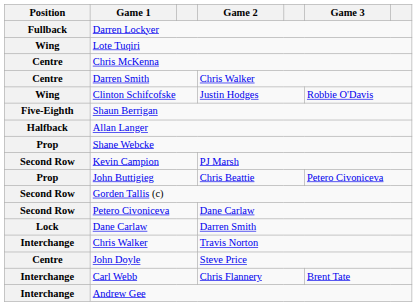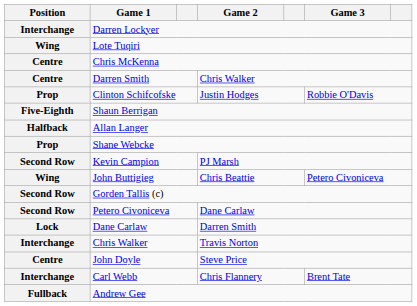(47, 29) Fullback -> (47, 29) Interchange
(47, 95) Wing -> (47, 95) Prop
(47, 177) Prop -> (47, 177) Wing
(47, 293) Interchange -> (47, 293) Fullback
